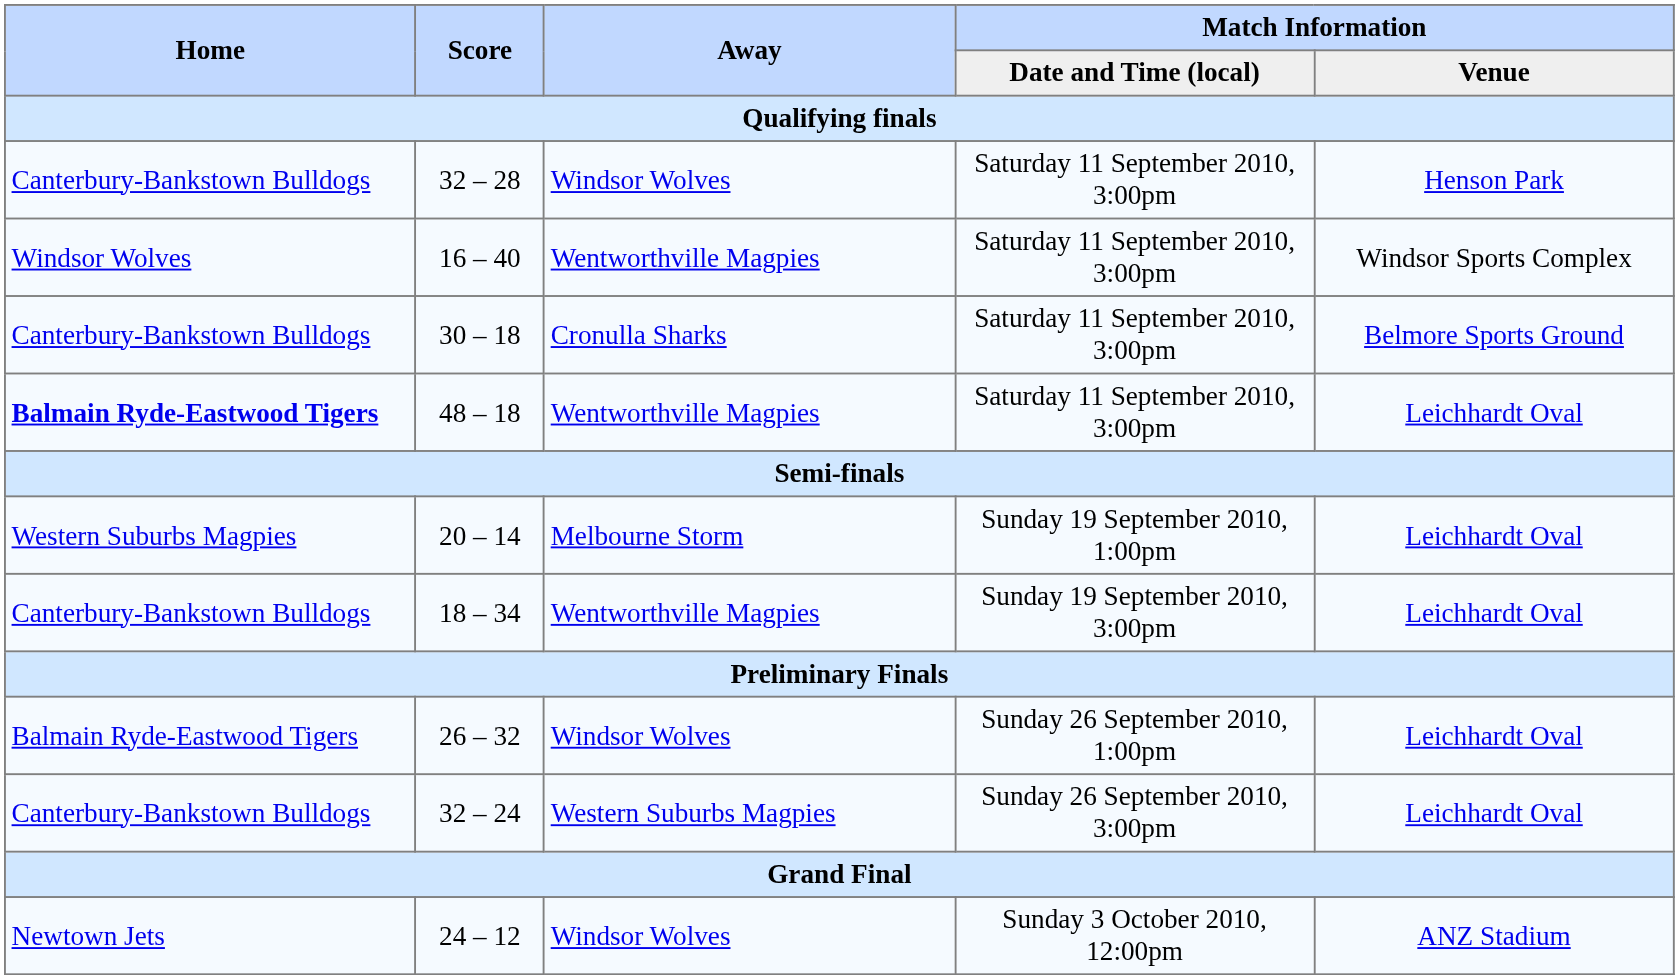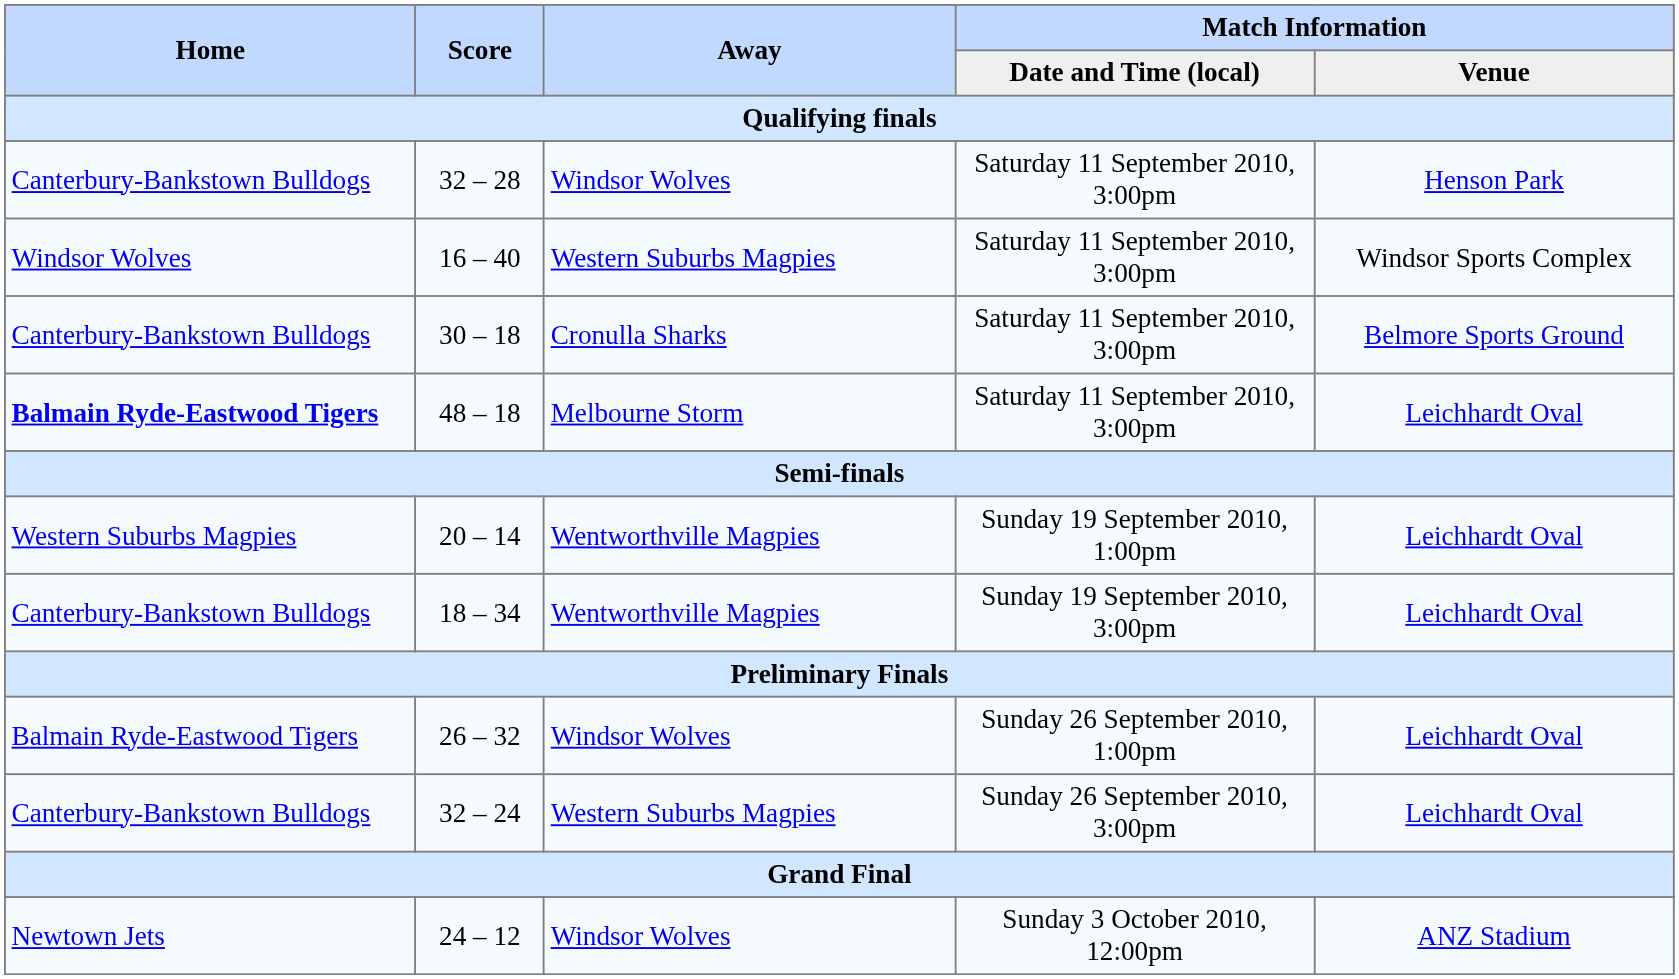(685, 256) Wentworthville Magpies -> (693, 256) Western Suburbs Magpies
(685, 411) Wentworthville Magpies -> (647, 411) Melbourne Storm
(647, 534) Melbourne Storm -> (685, 534) Wentworthville Magpies
